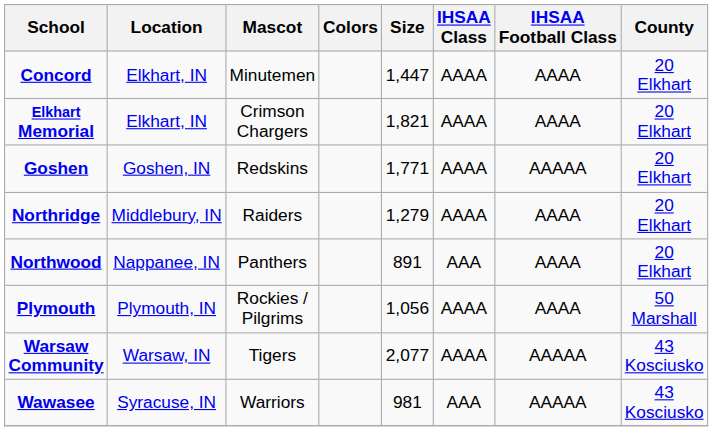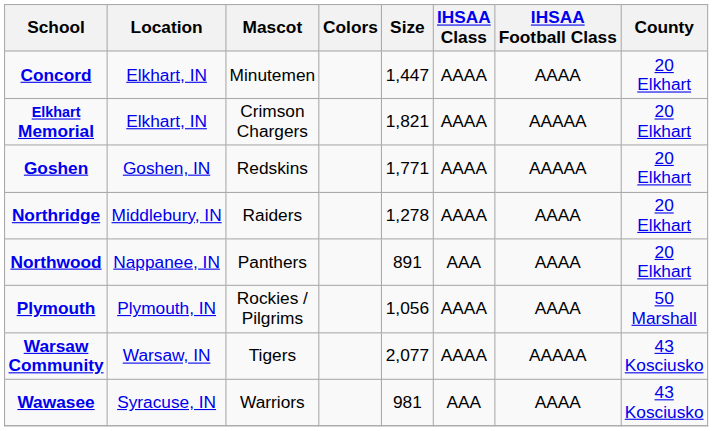(558, 121) AAAA -> (558, 121) AAAAA
(407, 215) 1,279 -> (407, 215) 1,278
(558, 402) AAAAA -> (558, 402) AAAA
